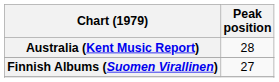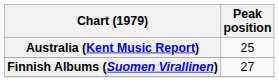(247, 47) 28 -> (247, 47) 25
